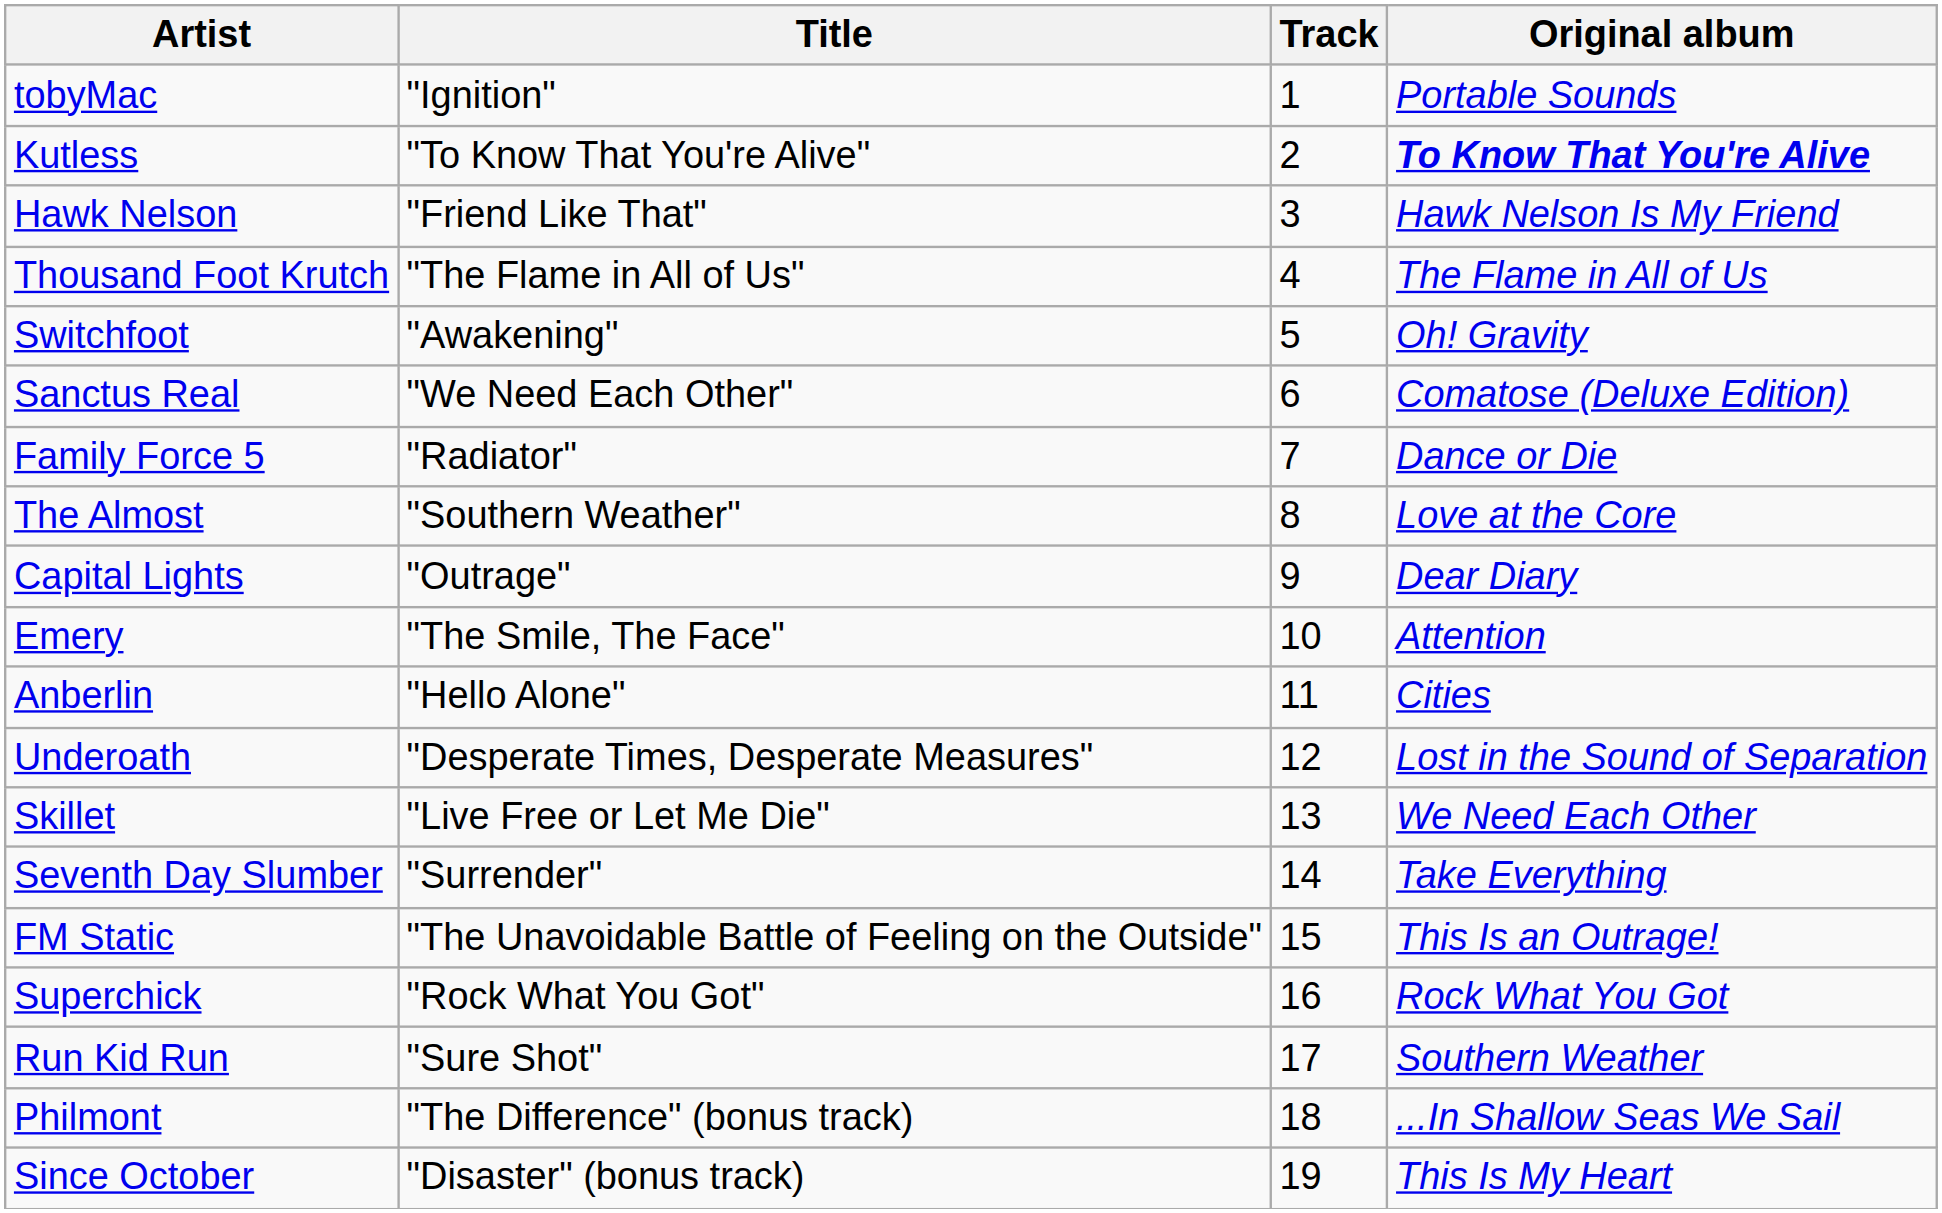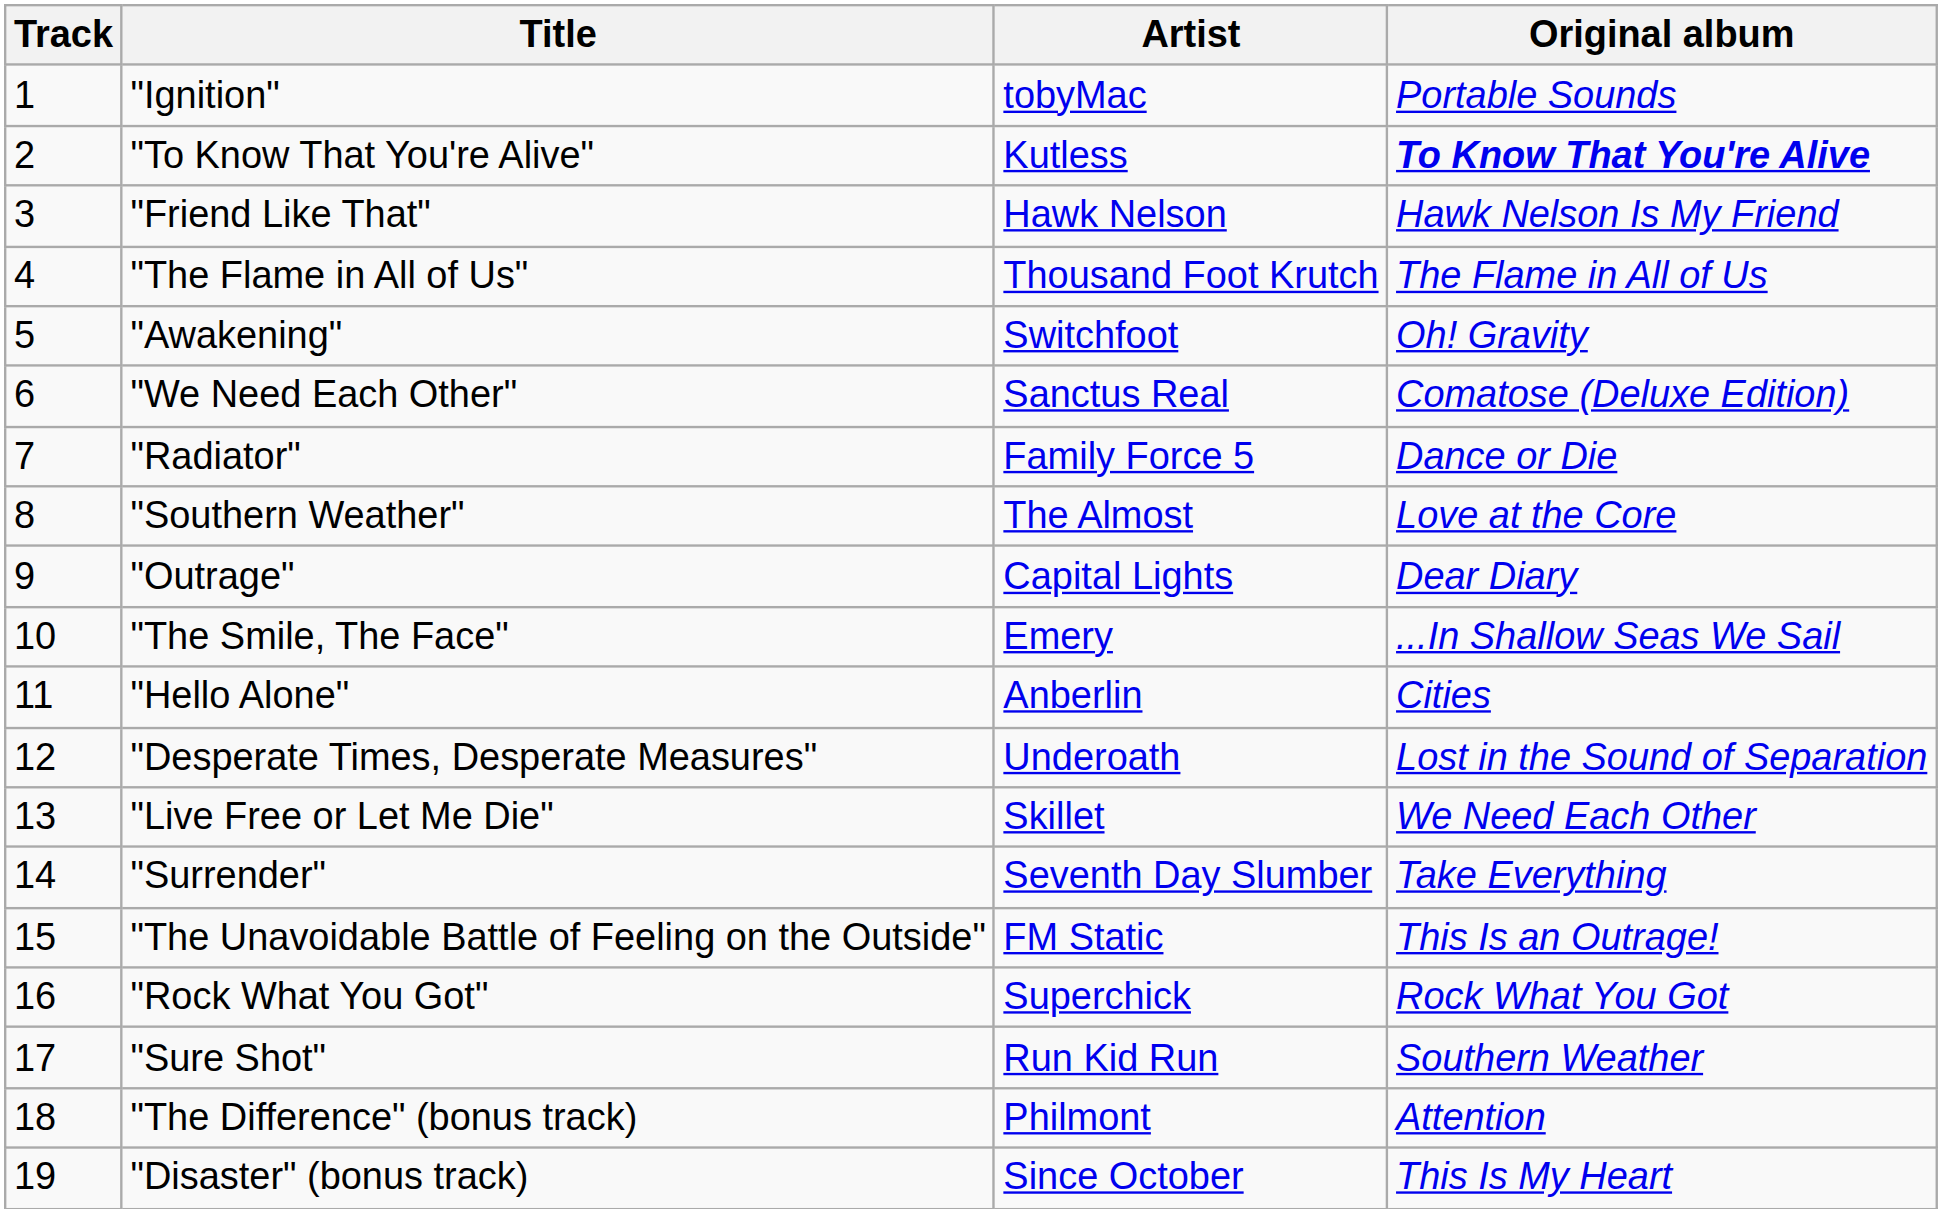columns swapped: (1329, 34) <-> (202, 34)
(1471, 635) Attention -> (1618, 635) ...In Shallow Seas We Sail
(1618, 1117) ...In Shallow Seas We Sail -> (1471, 1117) Attention
